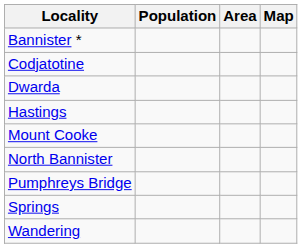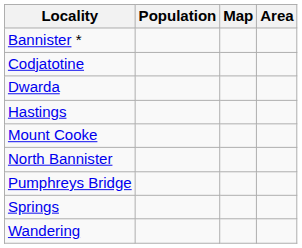columns swapped: (240, 16) <-> (279, 16)
